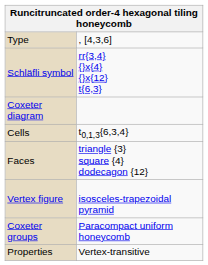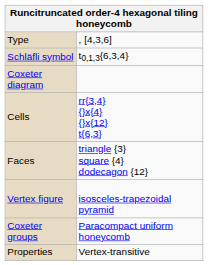(93, 72) rr{3,4} {}x{4} {}x{12} t{6,3} -> (104, 57) t0,1,3{6,3,4}
(104, 133) t0,1,3{6,3,4} -> (93, 117) rr{3,4} {}x{4} {}x{12} t{6,3}
